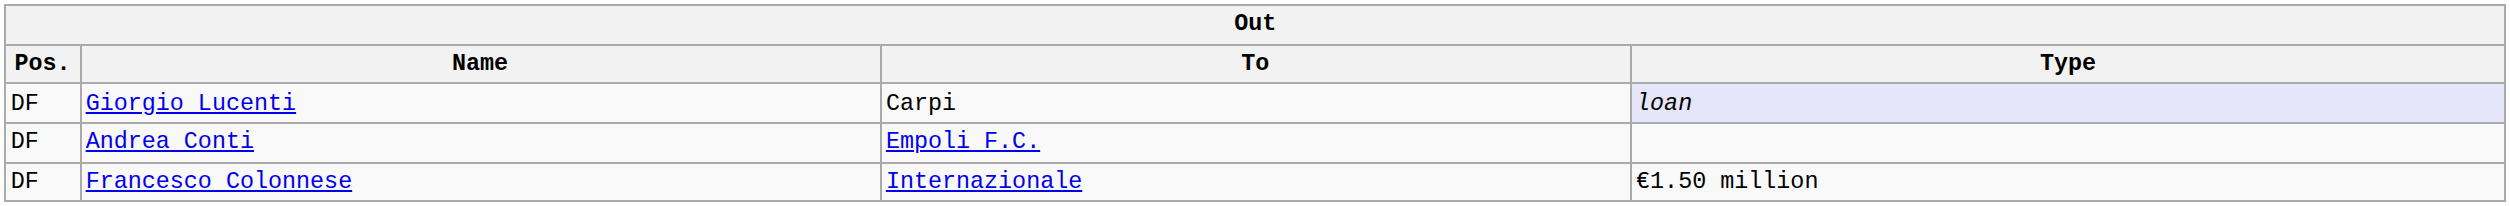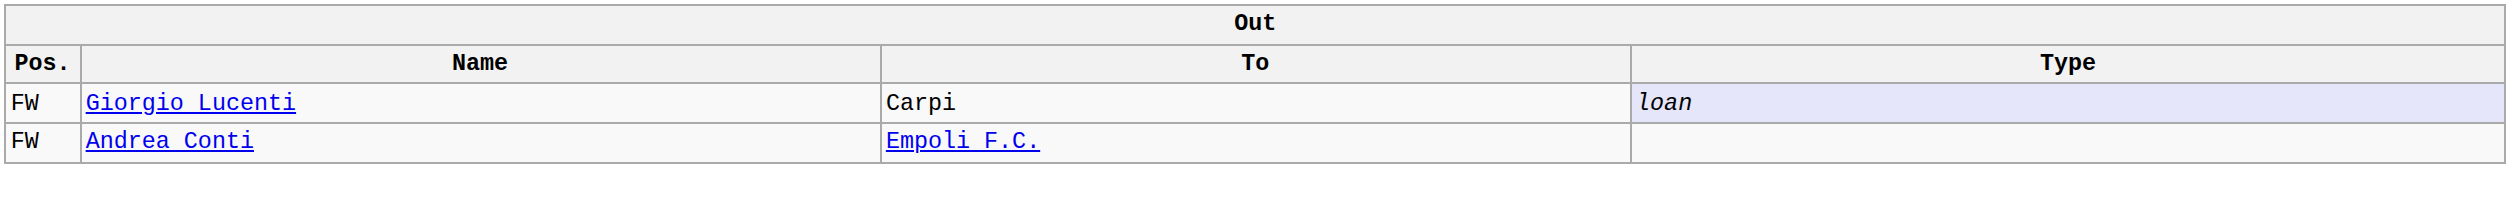(25, 103) DF -> (25, 103) FW
(25, 142) DF -> (25, 142) FW
- row: (219, 182)
